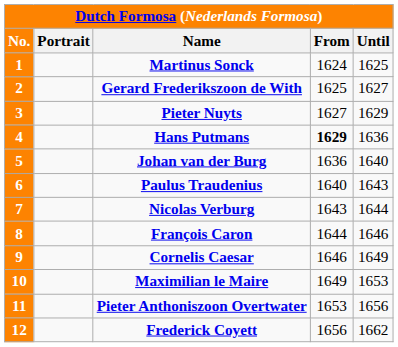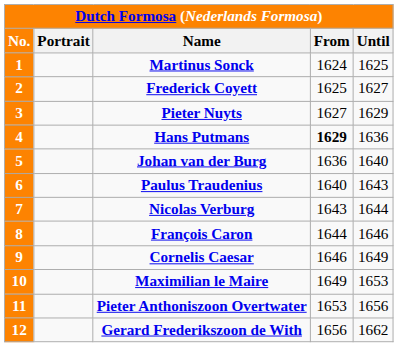(202, 88) Gerard Frederikszoon de With -> (202, 88) Frederick Coyett
(202, 329) Frederick Coyett -> (202, 329) Gerard Frederikszoon de With
